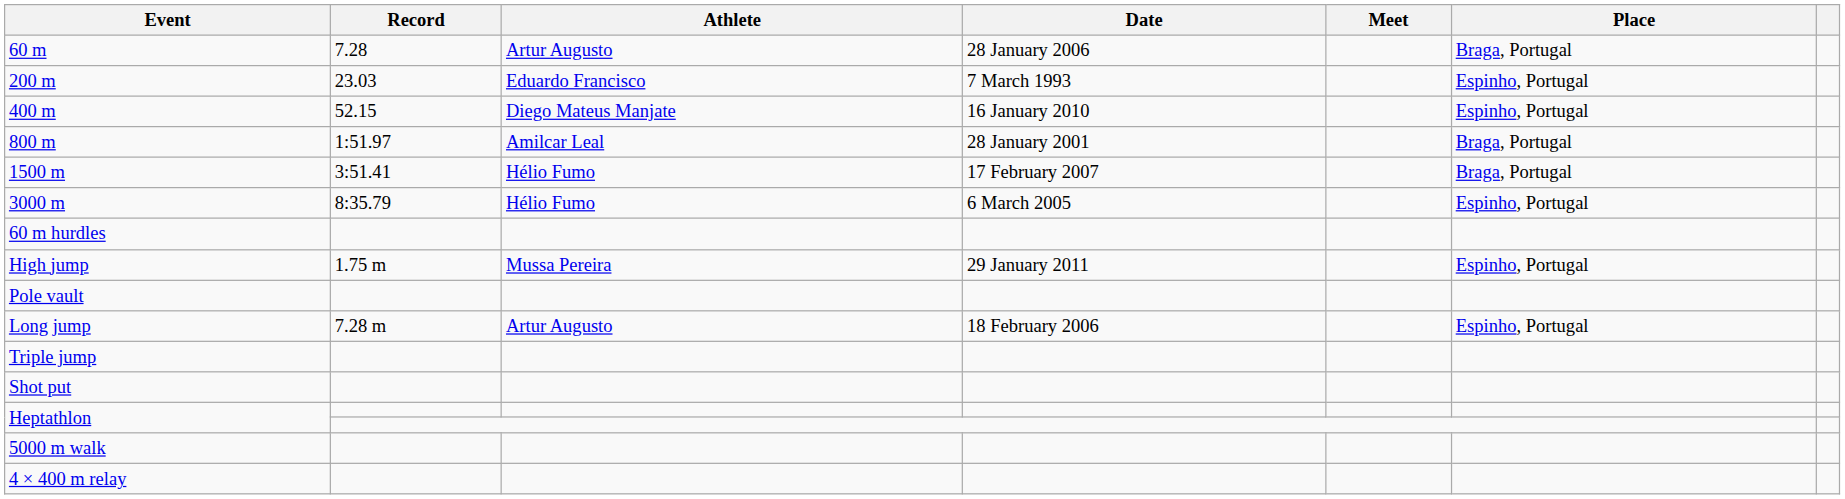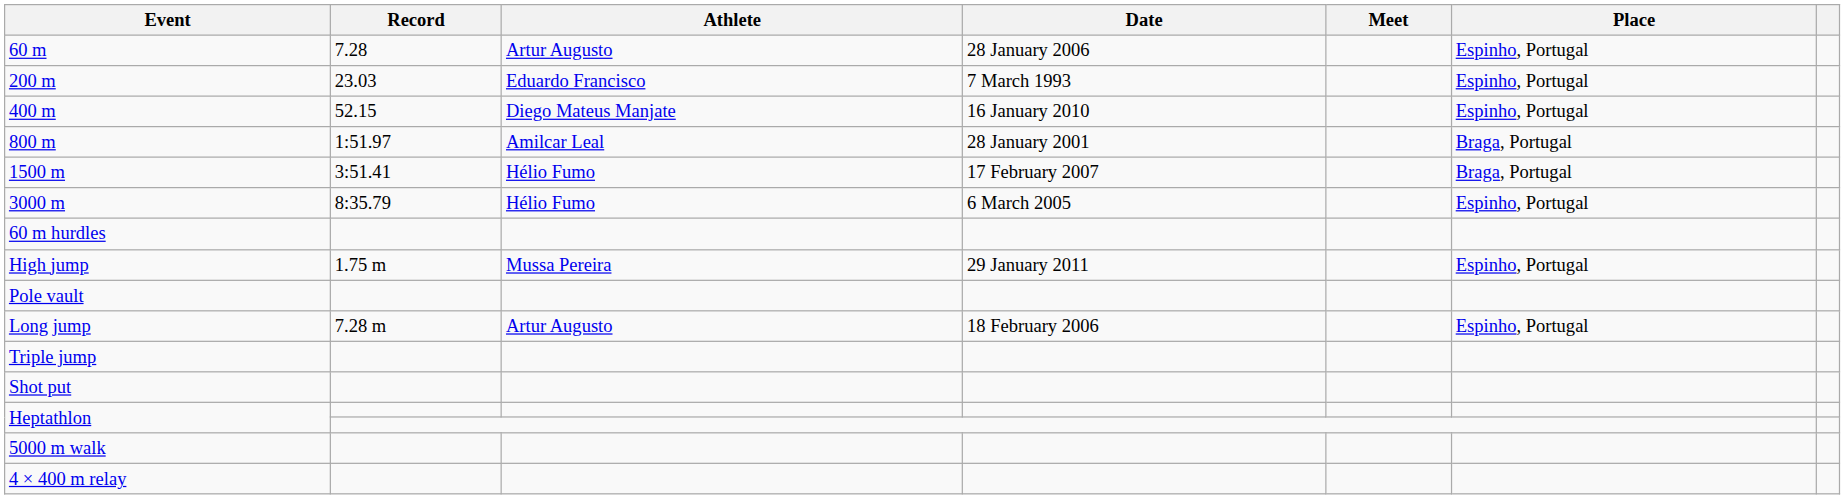(1514, 50) Braga, Portugal -> (1522, 50) Espinho, Portugal
